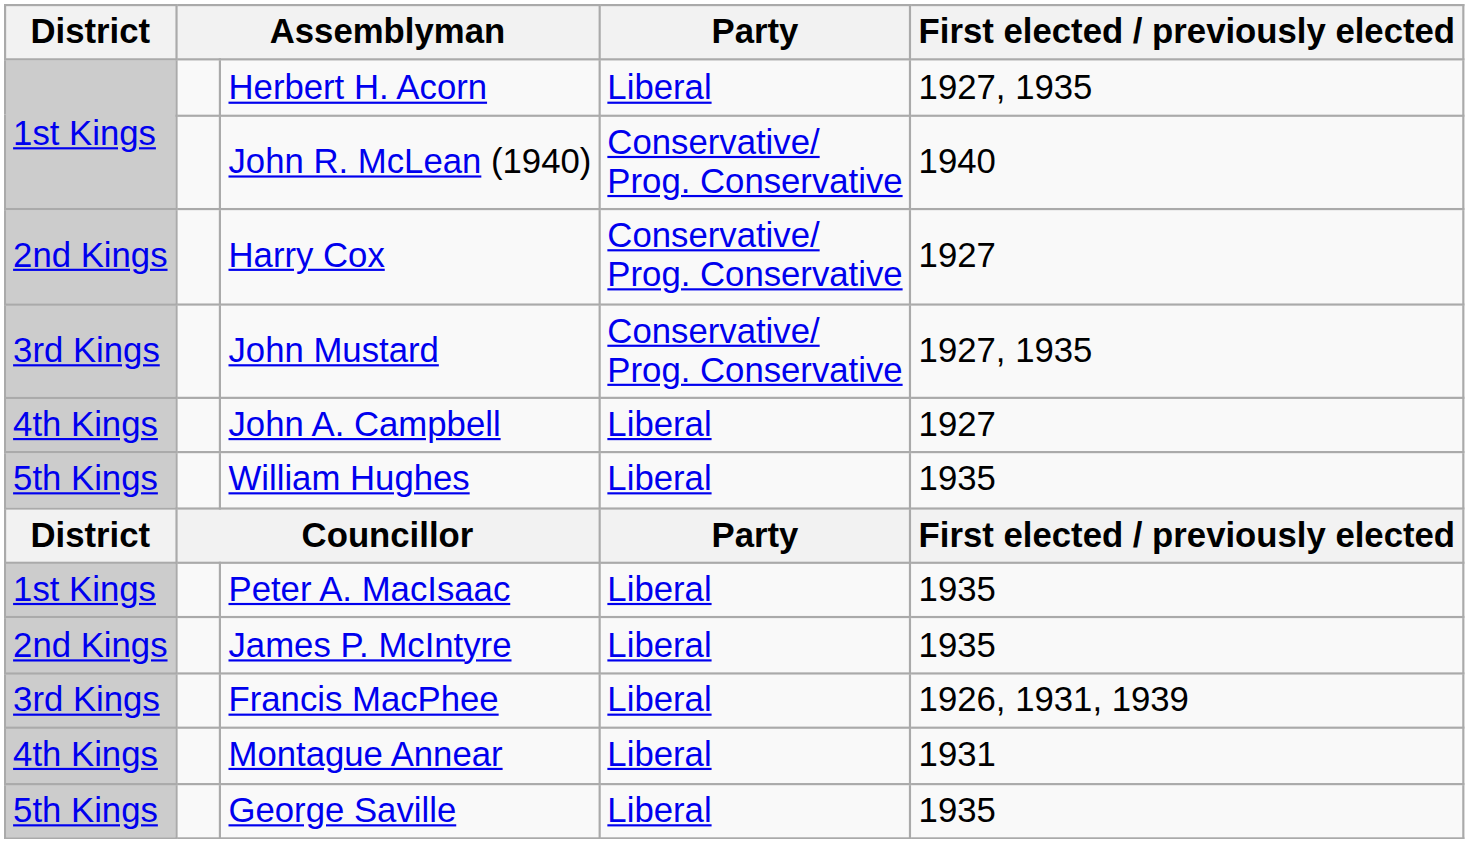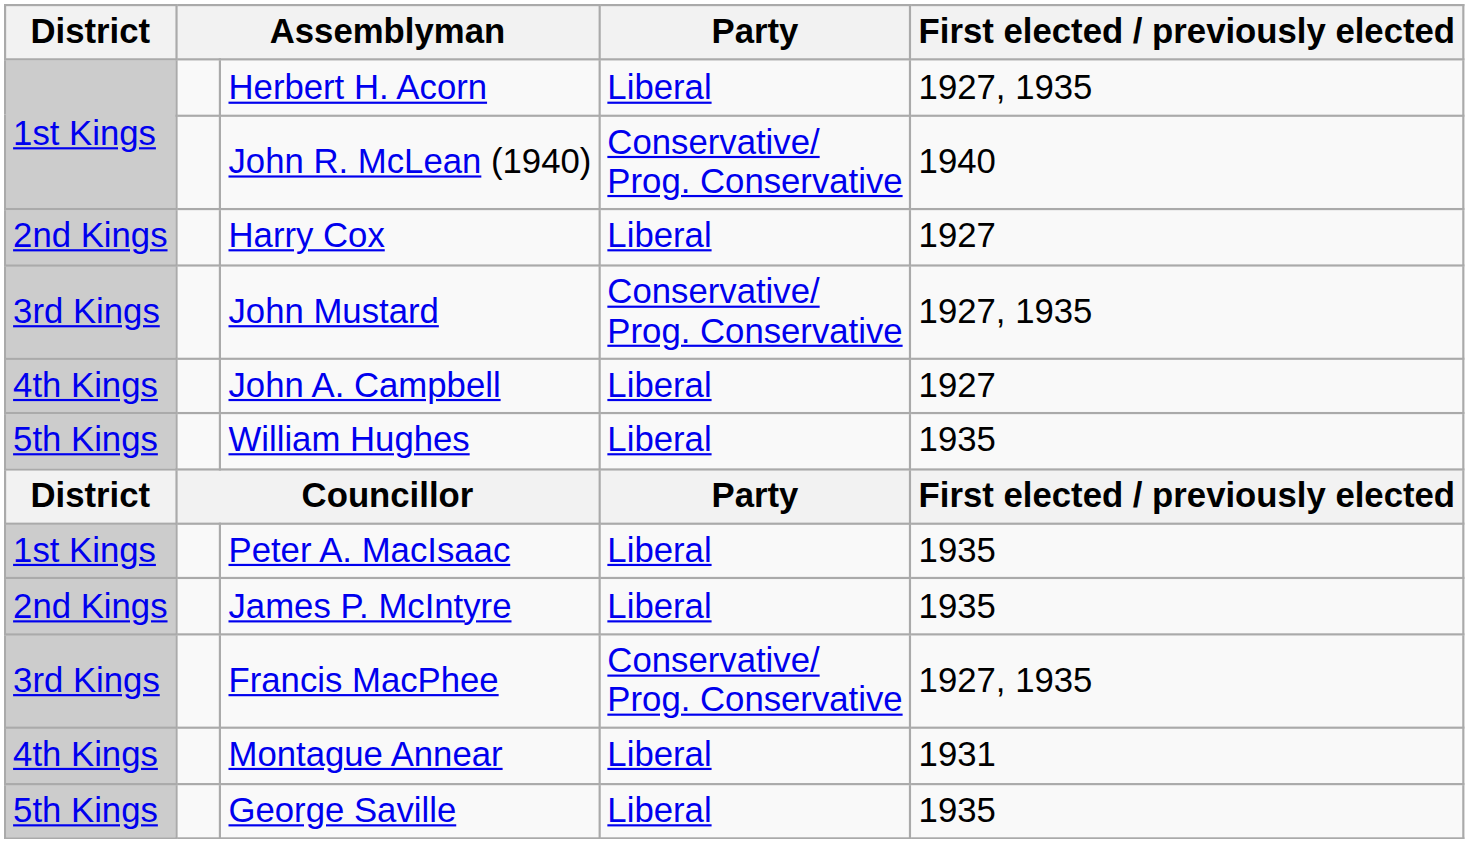(755, 255) Conservative/ Prog. Conservative -> (659, 236) Liberal
(659, 699) Liberal -> (755, 680) Conservative/ Prog. Conservative
(1054, 699) 1926, 1931, 1939 -> (1006, 680) 1927, 1935
